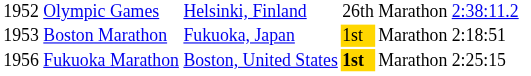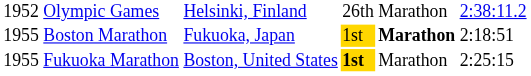(21, 35) 1953 -> (21, 35) 1955
(413, 35) normal -> (417, 35) bold
(21, 60) 1956 -> (21, 60) 1955
